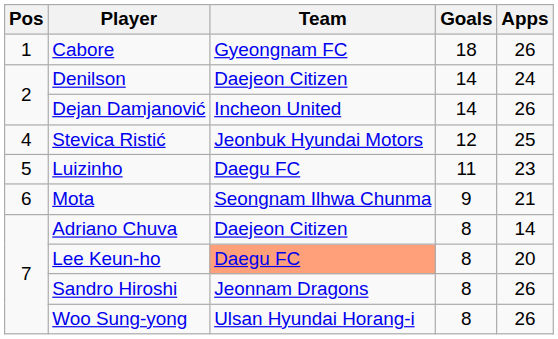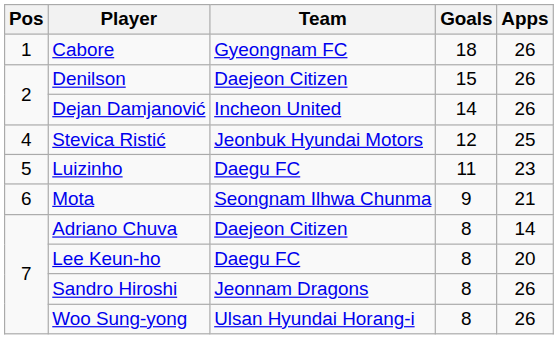(466, 79) 14 -> (466, 79) 15
(525, 79) 24 -> (525, 79) 26
(257, 259) lightsalmon background -> (257, 259) no background
